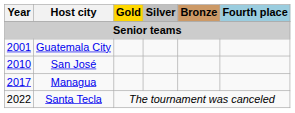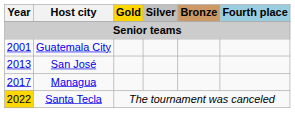(19, 64) 2010 -> (19, 64) 2013
(19, 99) no background -> (19, 99) gold background
